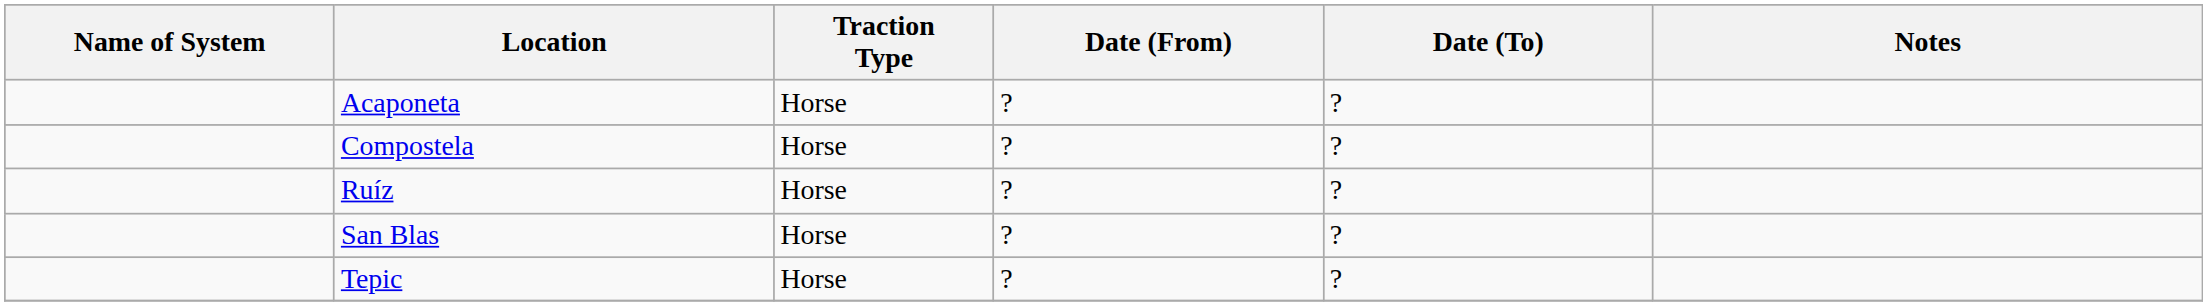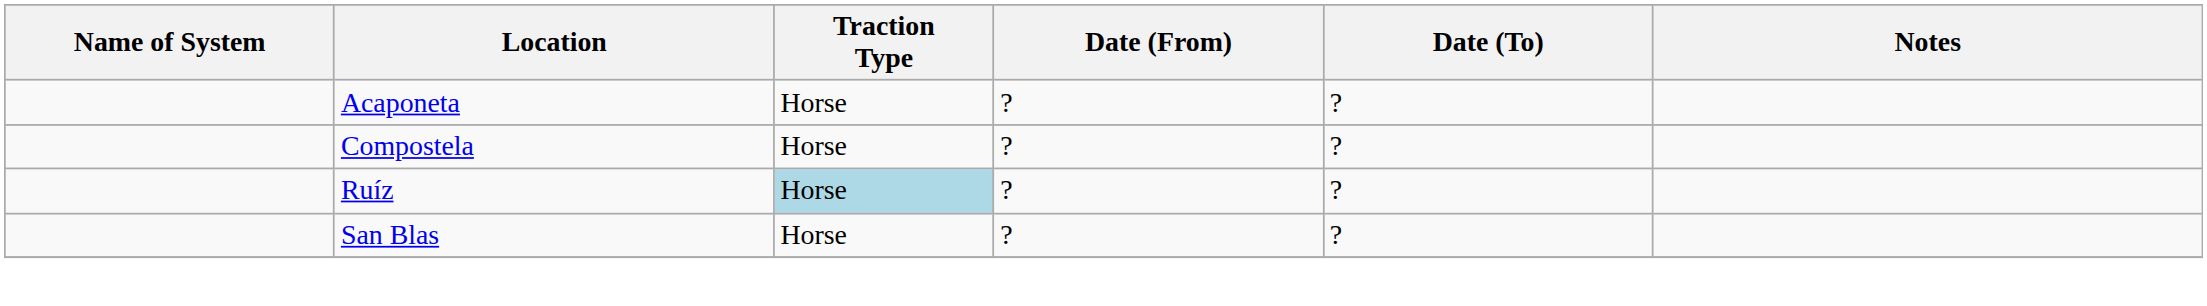(814, 190) no background -> (814, 190) lightblue background
- row: (372, 278)
